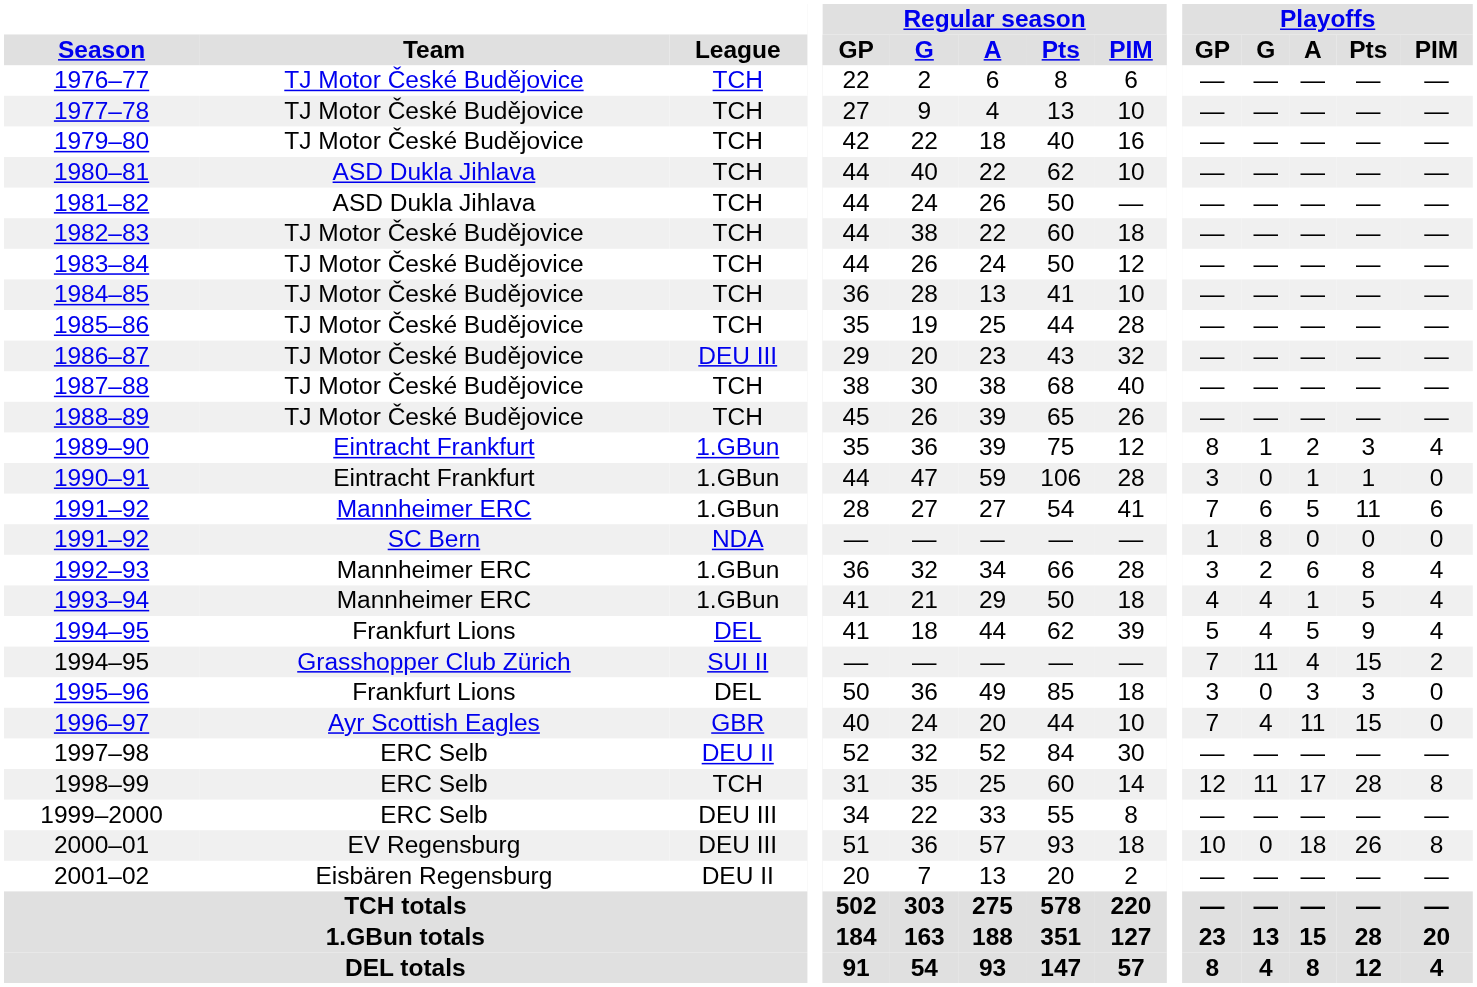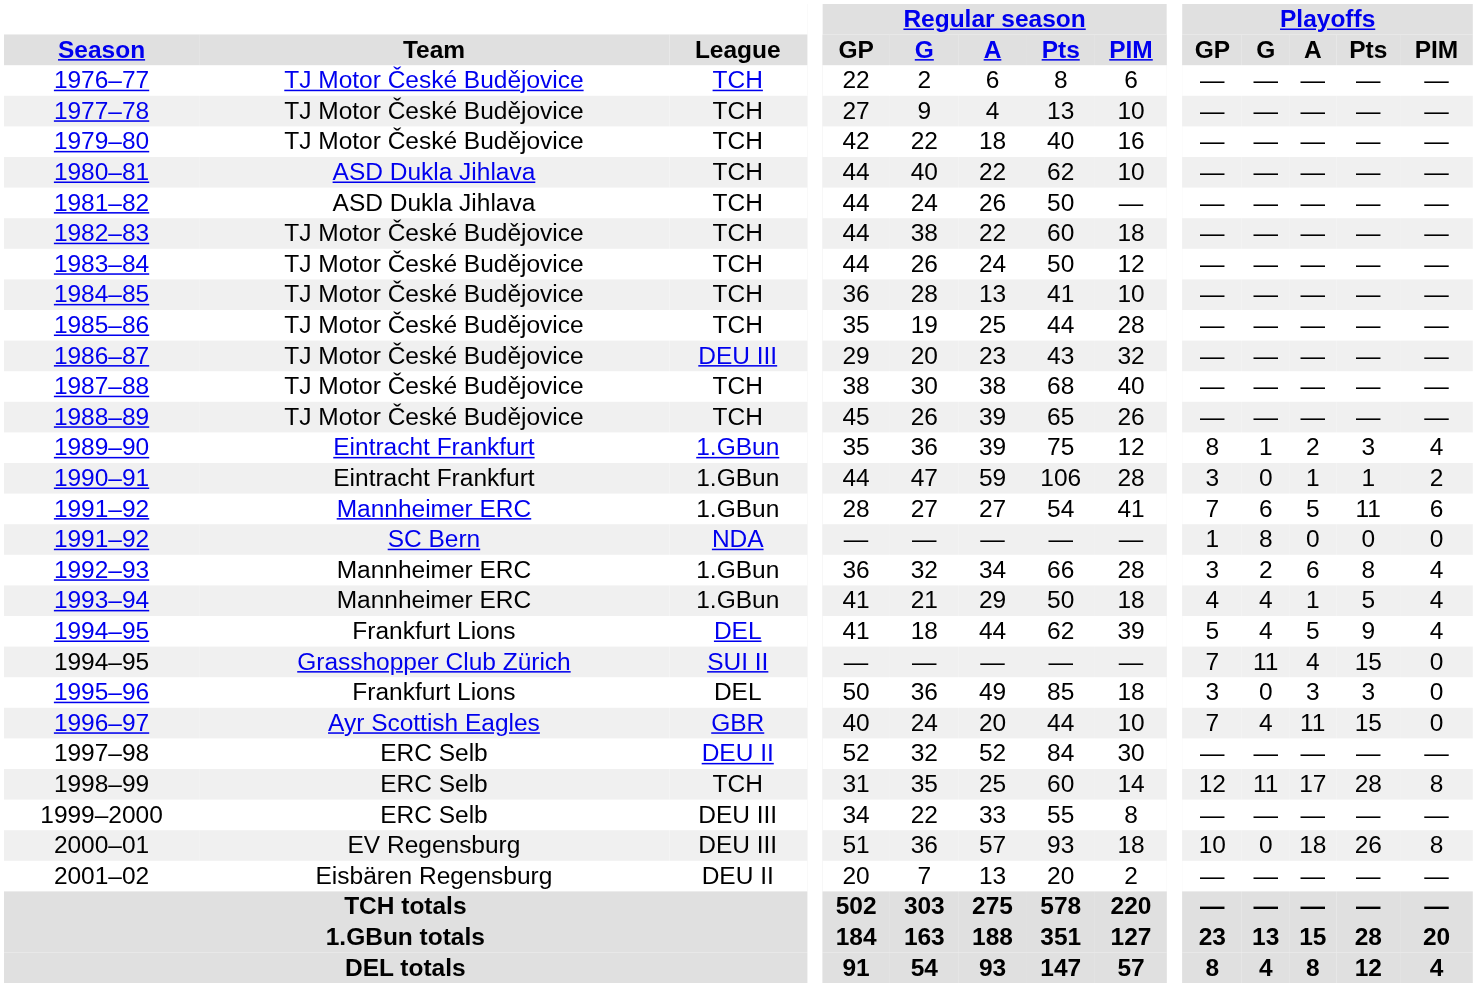(1437, 478) 0 -> (1437, 478) 2
(1437, 661) 2 -> (1437, 661) 0
